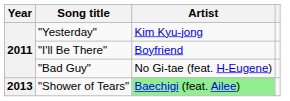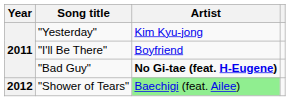(203, 68) normal -> (206, 68) bold
(20, 86) 2013 -> (20, 86) 2012
